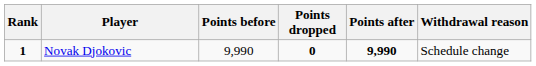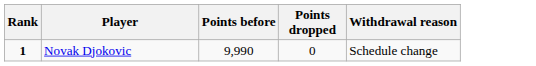- column: (382, 22)
(312, 50) bold -> (312, 50) normal
